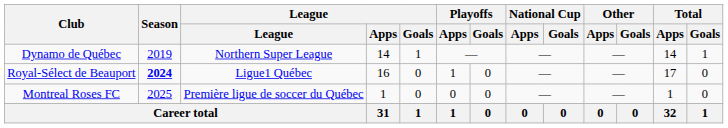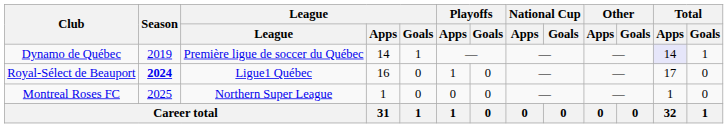(274, 53) Northern Super League -> (274, 53) Première ligue de soccer du Québec
(670, 53) no background -> (670, 53) lavender background
(274, 93) Première ligue de soccer du Québec -> (274, 93) Northern Super League
